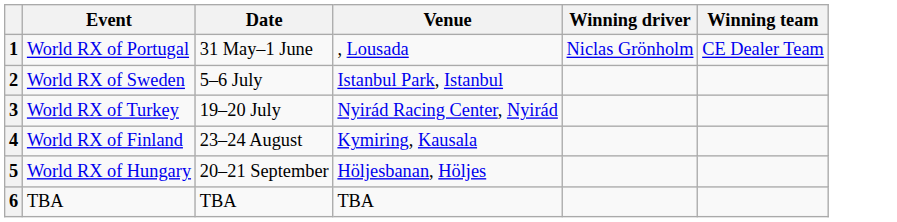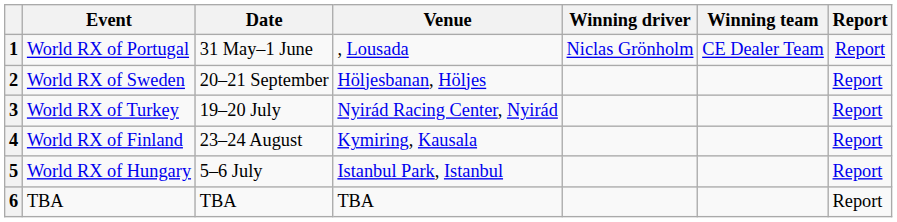+ column: (860, 19)
(231, 79) 5–6 July -> (264, 79) 20–21 September
(420, 79) Istanbul Park, Istanbul -> (412, 79) Höljesbanan, Höljes
(264, 170) 20–21 September -> (231, 170) 5–6 July
(412, 170) Höljesbanan, Höljes -> (420, 170) Istanbul Park, Istanbul
